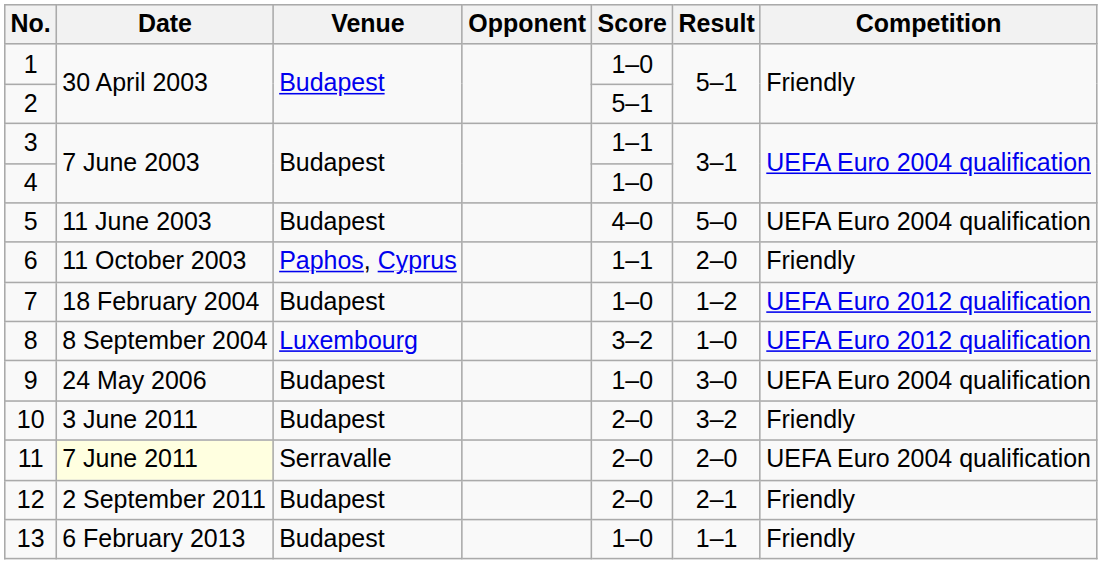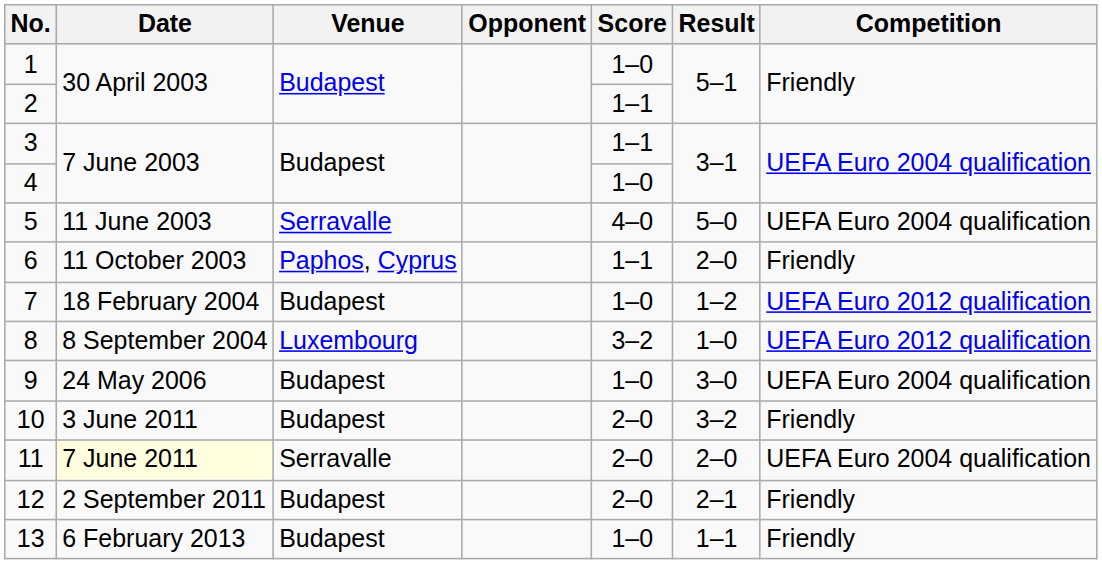(632, 103) 5–1 -> (632, 103) 1–1
(332, 222) Budapest -> (335, 222) Serravalle
